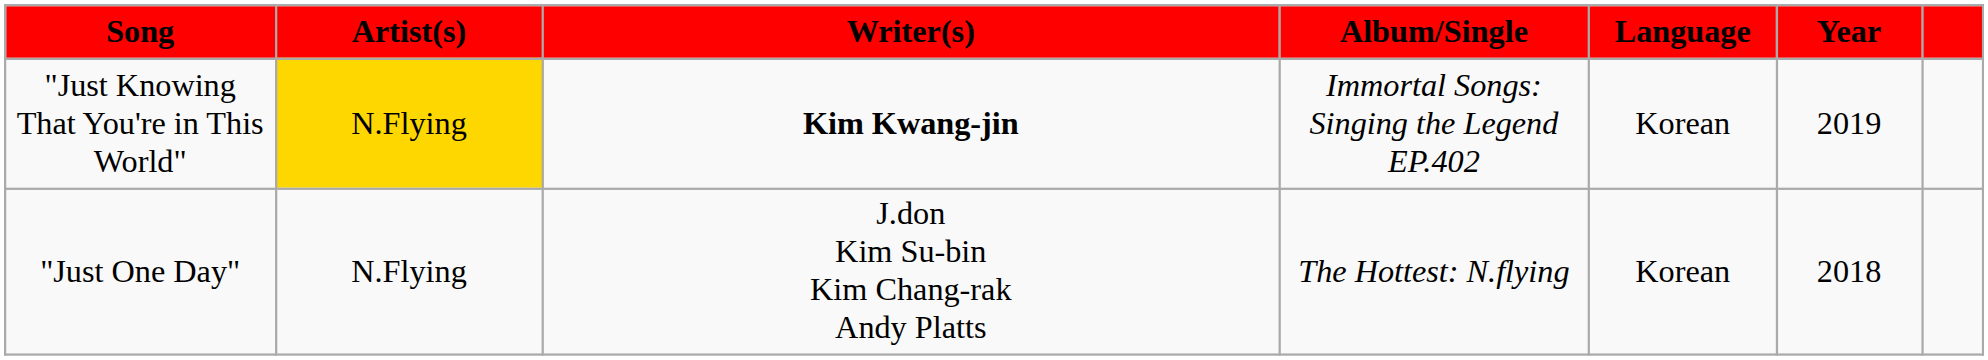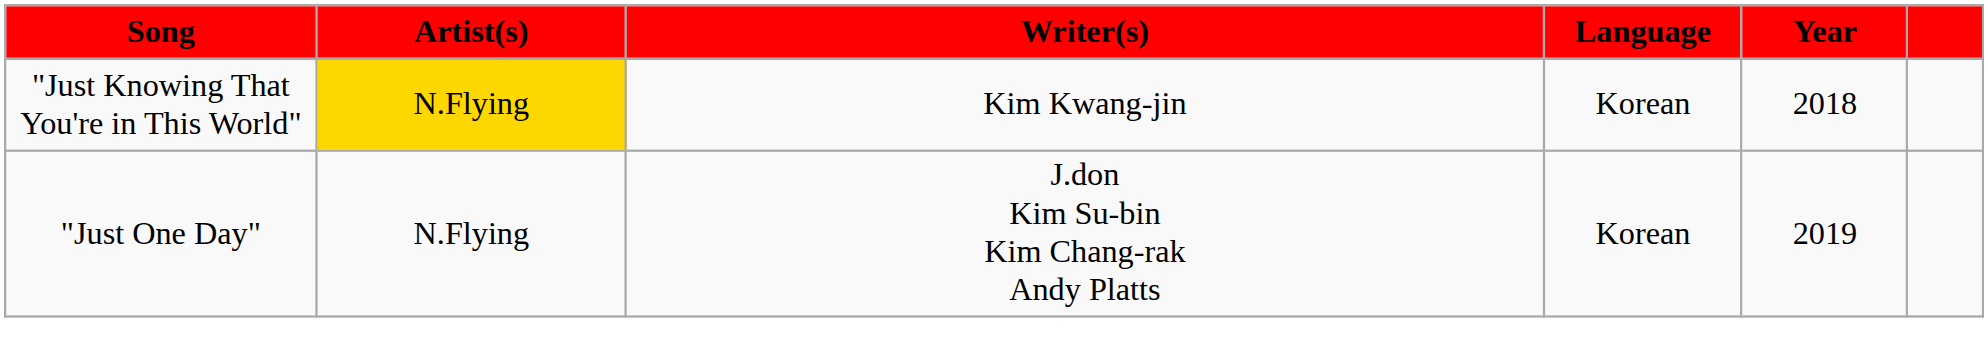- column: (1434, 31)
(911, 122) bold -> (1085, 103) normal
(1849, 122) 2019 -> (1825, 103) 2018
(1849, 270) 2018 -> (1825, 232) 2019
